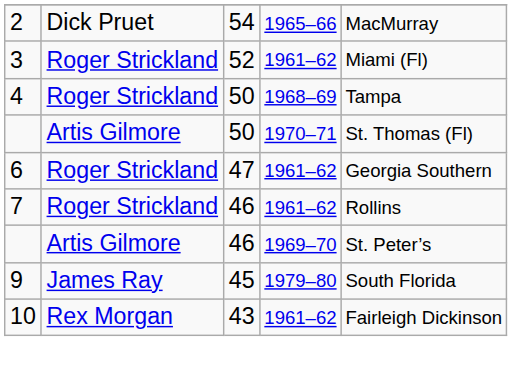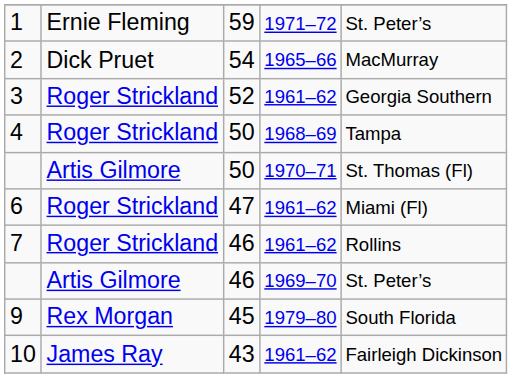+ row: (17, 22)
(387, 60) Miami (Fl) -> (419, 97) Georgia Southern
(419, 170) Georgia Southern -> (387, 207) Miami (Fl)
(105, 280) James Ray -> (110, 317) Rex Morgan
(110, 317) Rex Morgan -> (105, 354) James Ray
